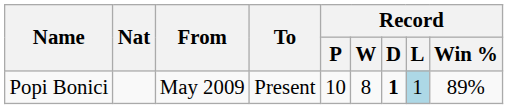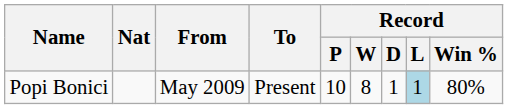(393, 86) bold -> (393, 86) normal
(466, 86) 89% -> (466, 86) 80%
